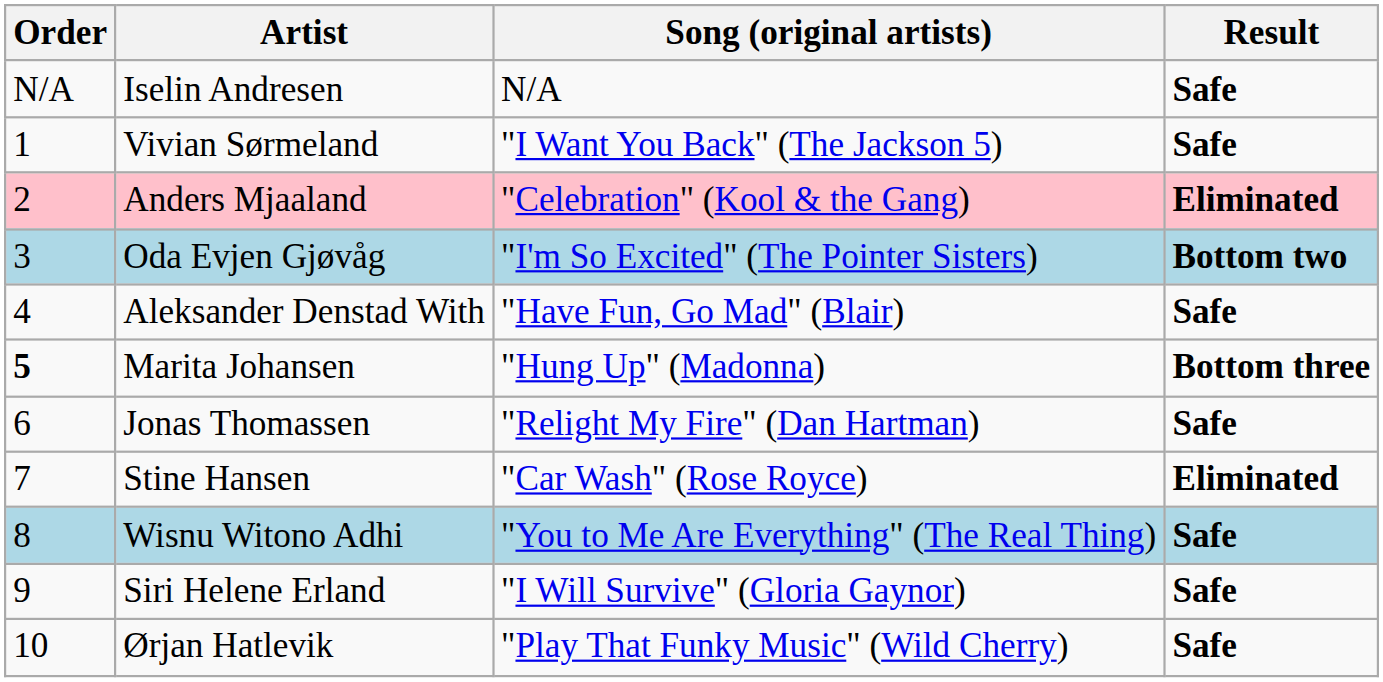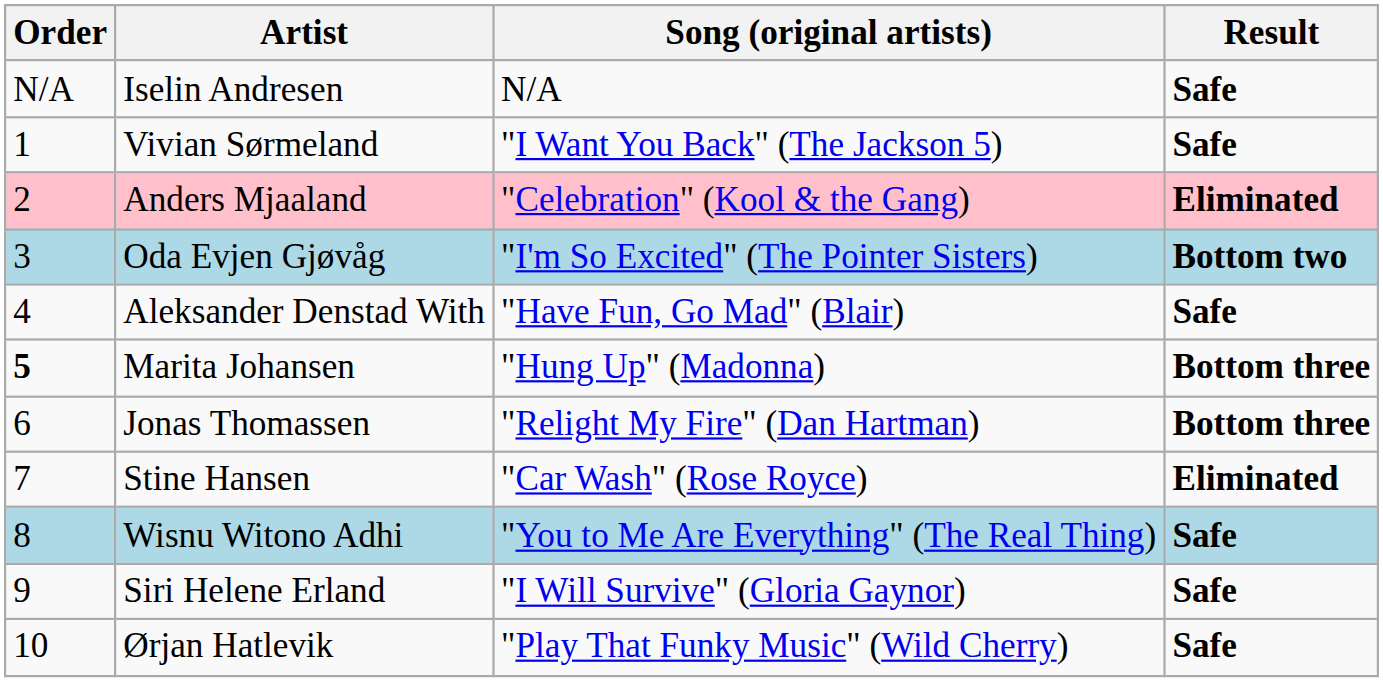(1205, 423) Safe -> (1271, 423) Bottom three
